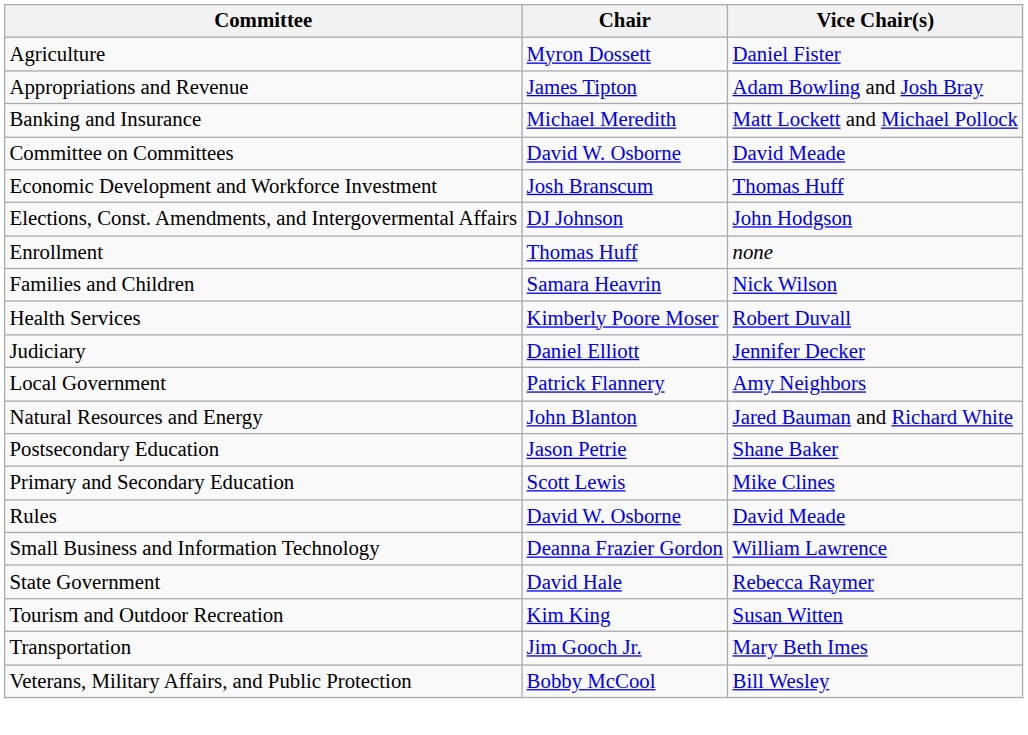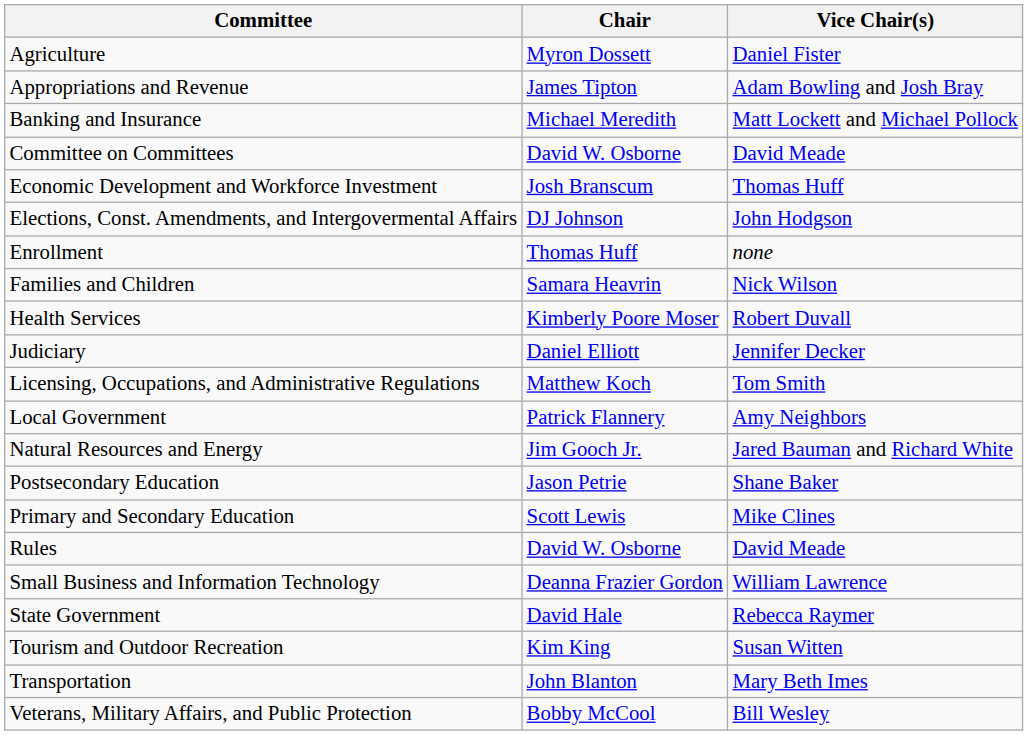+ row: (245, 383)
(582, 416) John Blanton -> (584, 449) Jim Gooch Jr.
(584, 647) Jim Gooch Jr. -> (582, 680) John Blanton
